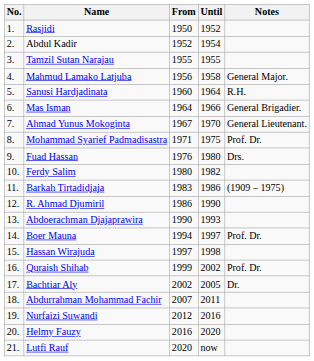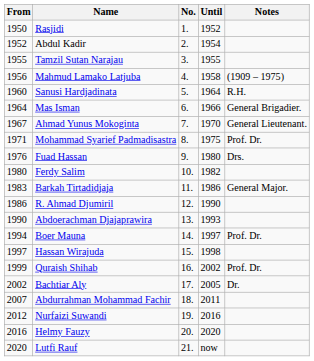columns swapped: (14, 12) <-> (184, 12)
(257, 76) General Major. -> (255, 76) (1909 – 1975)
(255, 188) (1909 – 1975) -> (257, 188) General Major.
